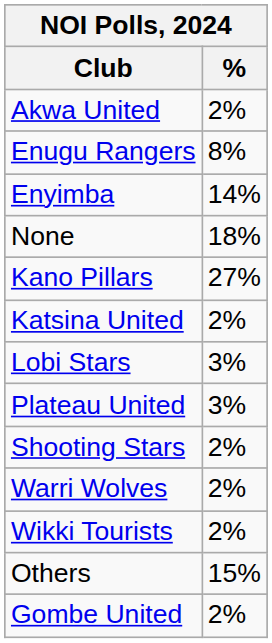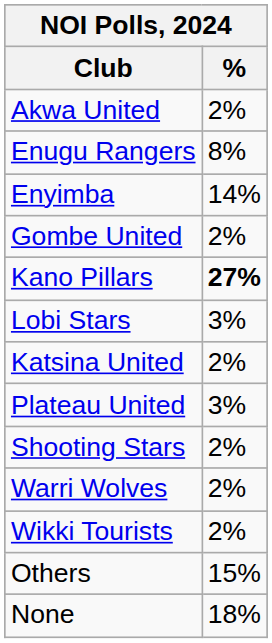rows swapped: (97, 615) <-> (43, 236)
(234, 278) normal -> (234, 278) bold
rows swapped: (97, 320) <-> (71, 362)
